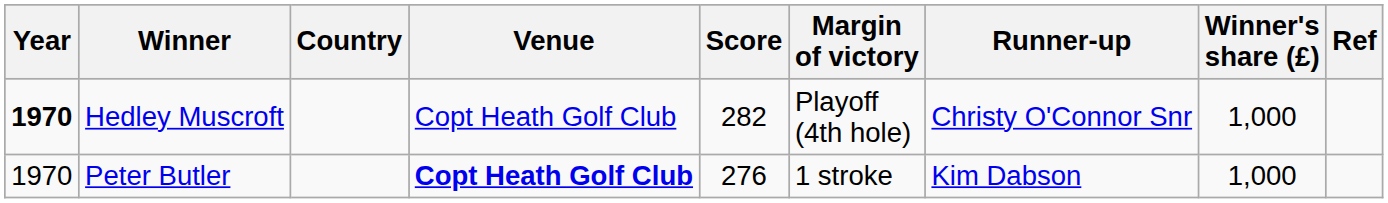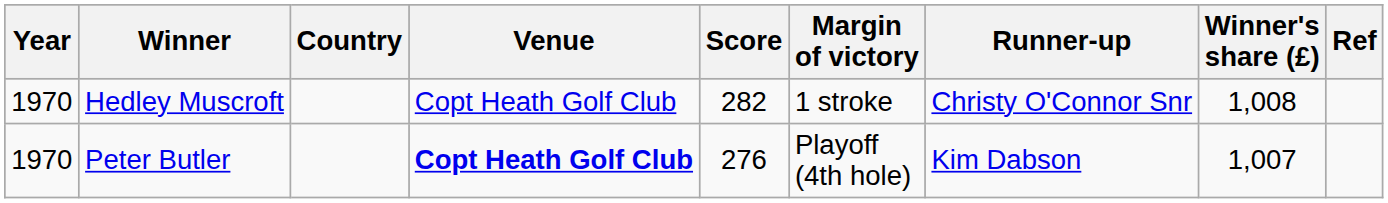(42, 116) bold -> (42, 100) normal
(853, 116) Playoff (4th hole) -> (844, 100) 1 stroke
(1262, 116) 1,000 -> (1262, 100) 1,008
(844, 175) 1 stroke -> (853, 160) Playoff (4th hole)
(1262, 175) 1,000 -> (1262, 160) 1,007
